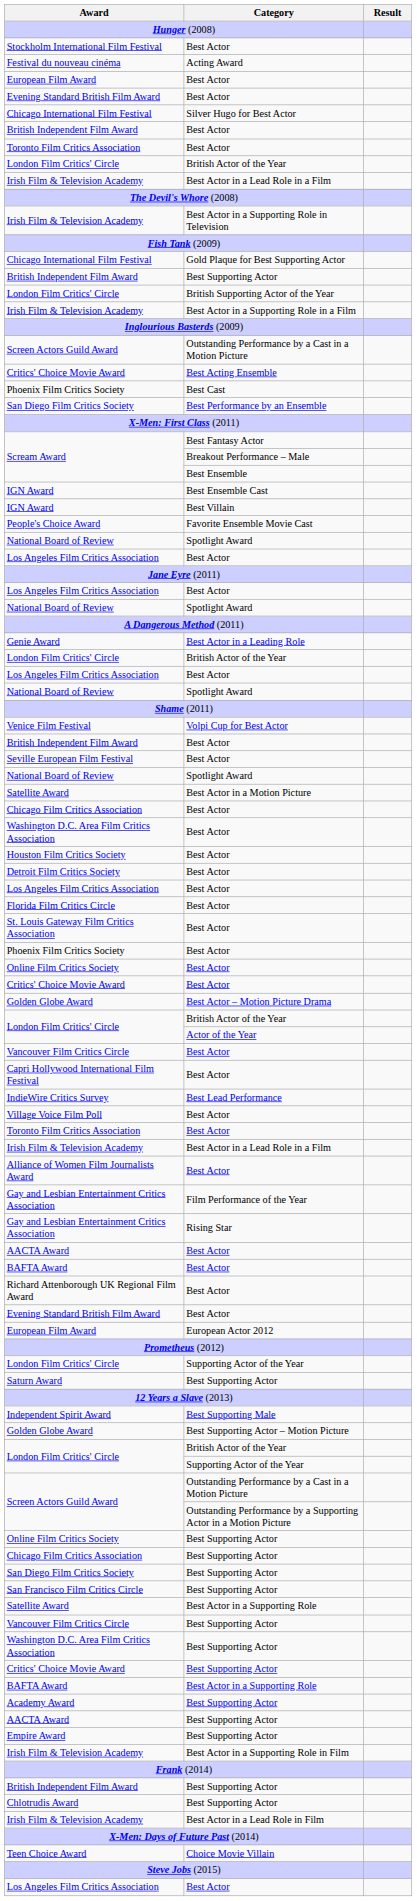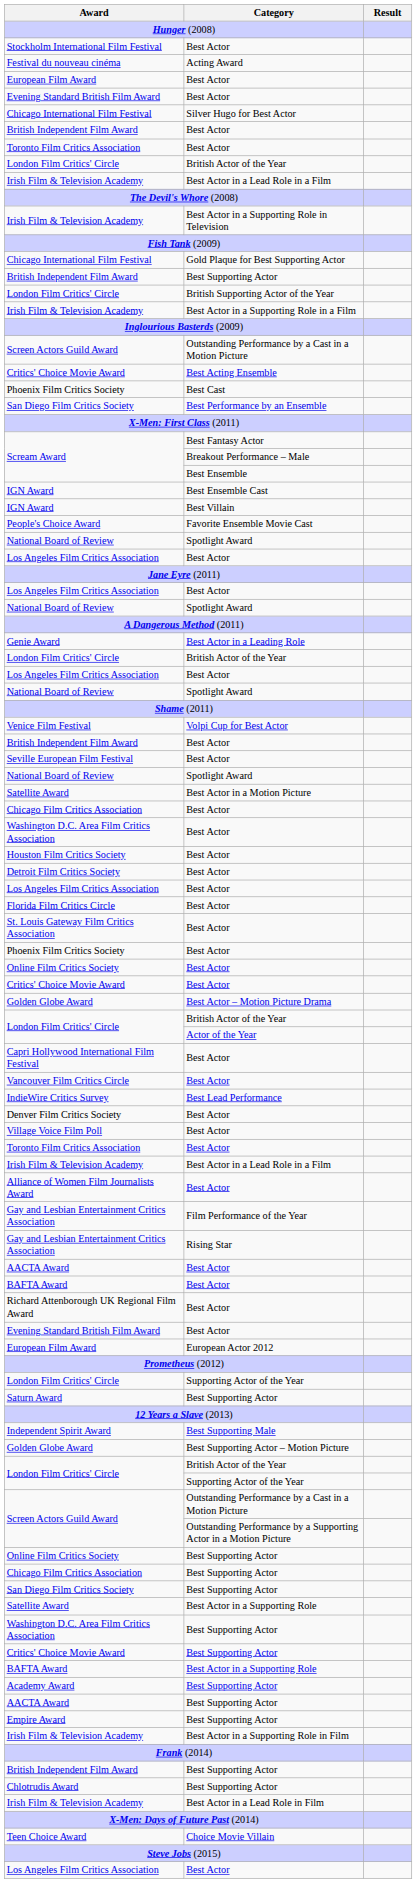rows swapped: (80, 1074) <-> (68, 1052)
+ row: (64, 1114)
- row: (75, 1589)
- row: (68, 1623)
